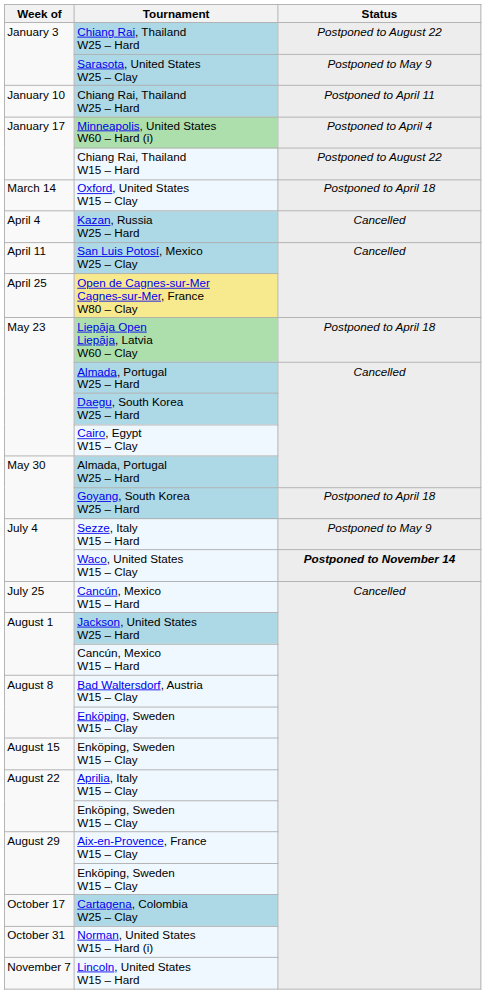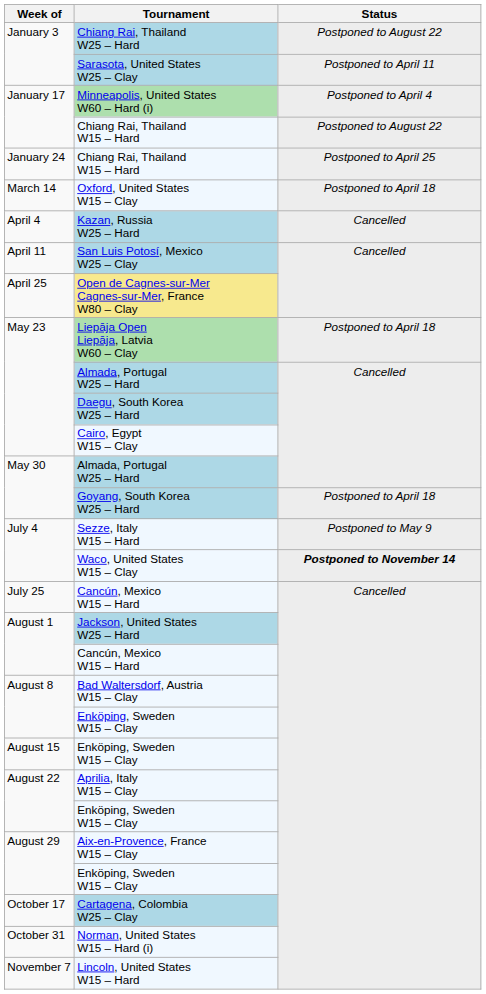(379, 63) Postponed to May 9 -> (379, 63) Postponed to April 11
- row: (36, 94)
+ row: (36, 157)
